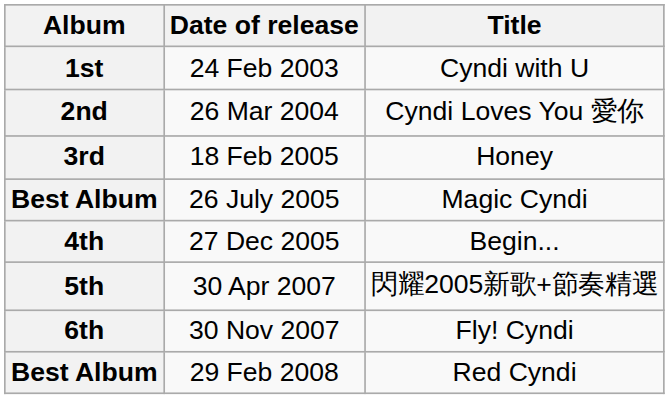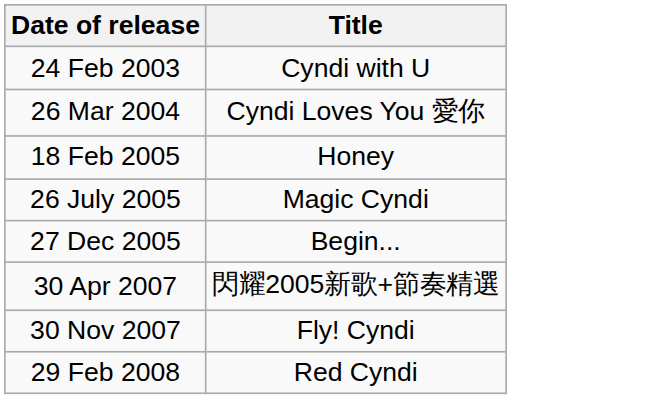- column: (84, 25)
